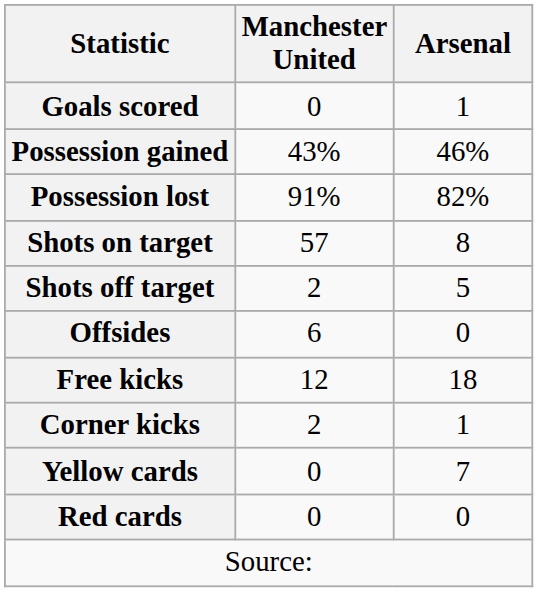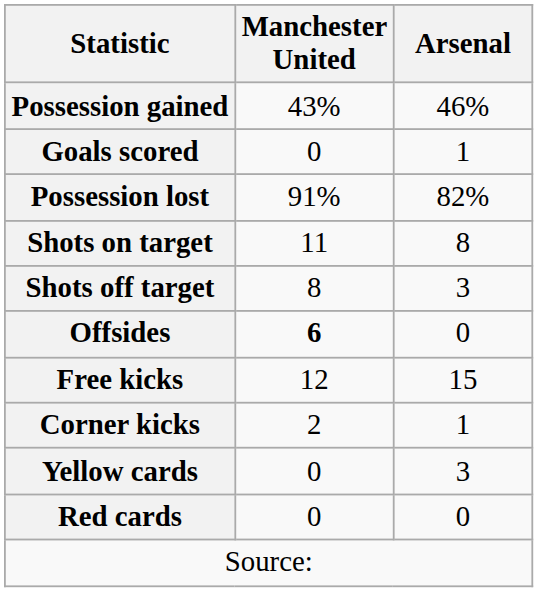rows swapped: (120, 105) <-> (120, 151)
(314, 242) 57 -> (314, 242) 11
(314, 288) 2 -> (314, 288) 8
(463, 288) 5 -> (463, 288) 3
(314, 333) normal -> (314, 333) bold
(463, 379) 18 -> (463, 379) 15
(463, 470) 7 -> (463, 470) 3
